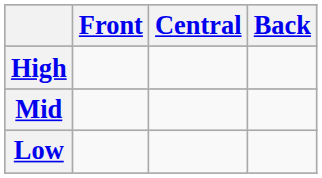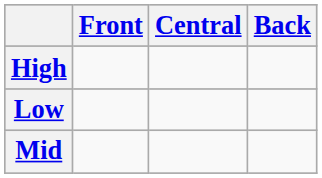rows swapped: (39, 109) <-> (39, 151)
